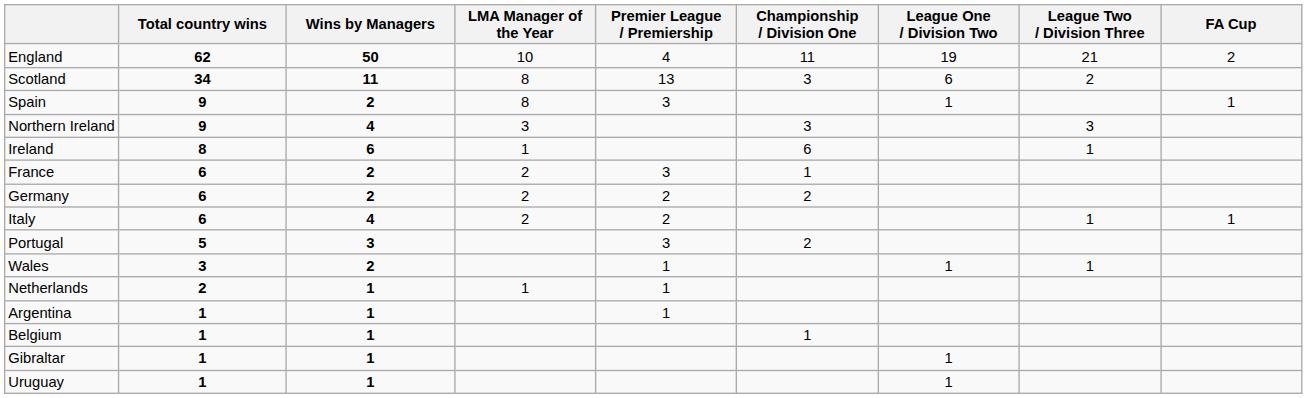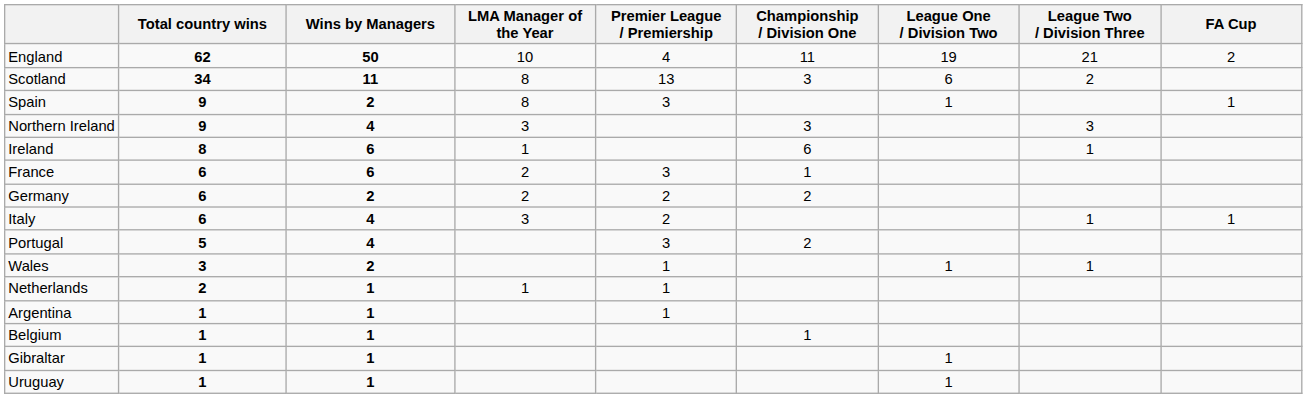(370, 172) 2 -> (370, 172) 6
(525, 219) 2 -> (525, 219) 3
(370, 242) 3 -> (370, 242) 4
